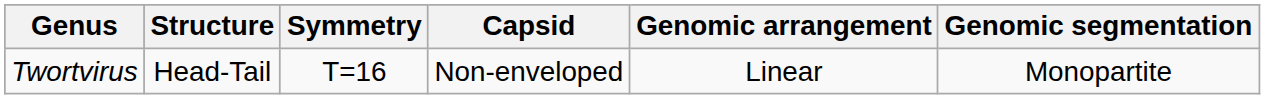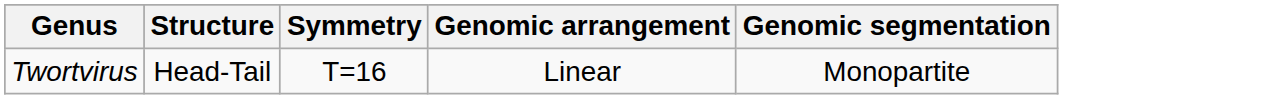- column: (529, 26)
